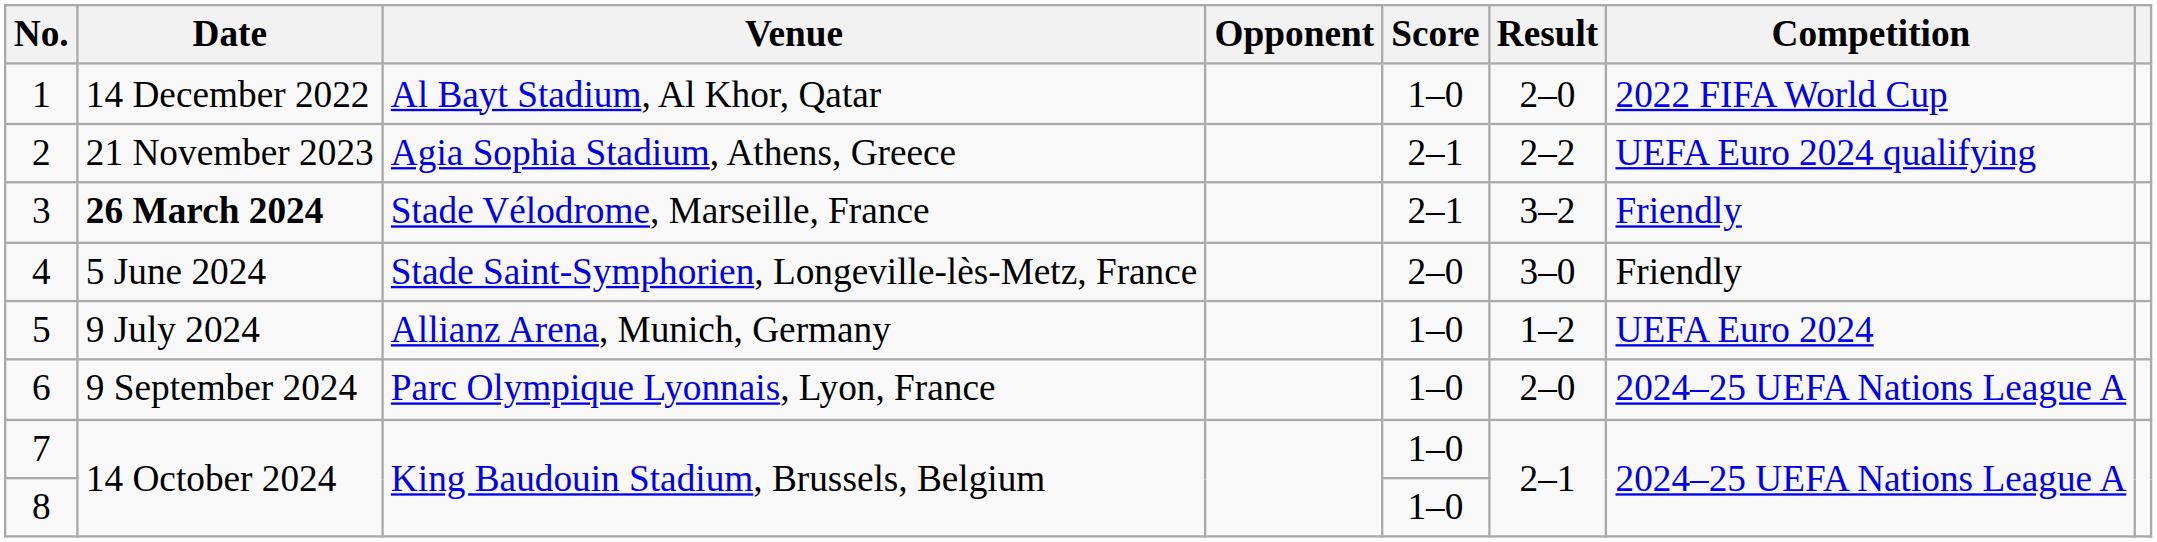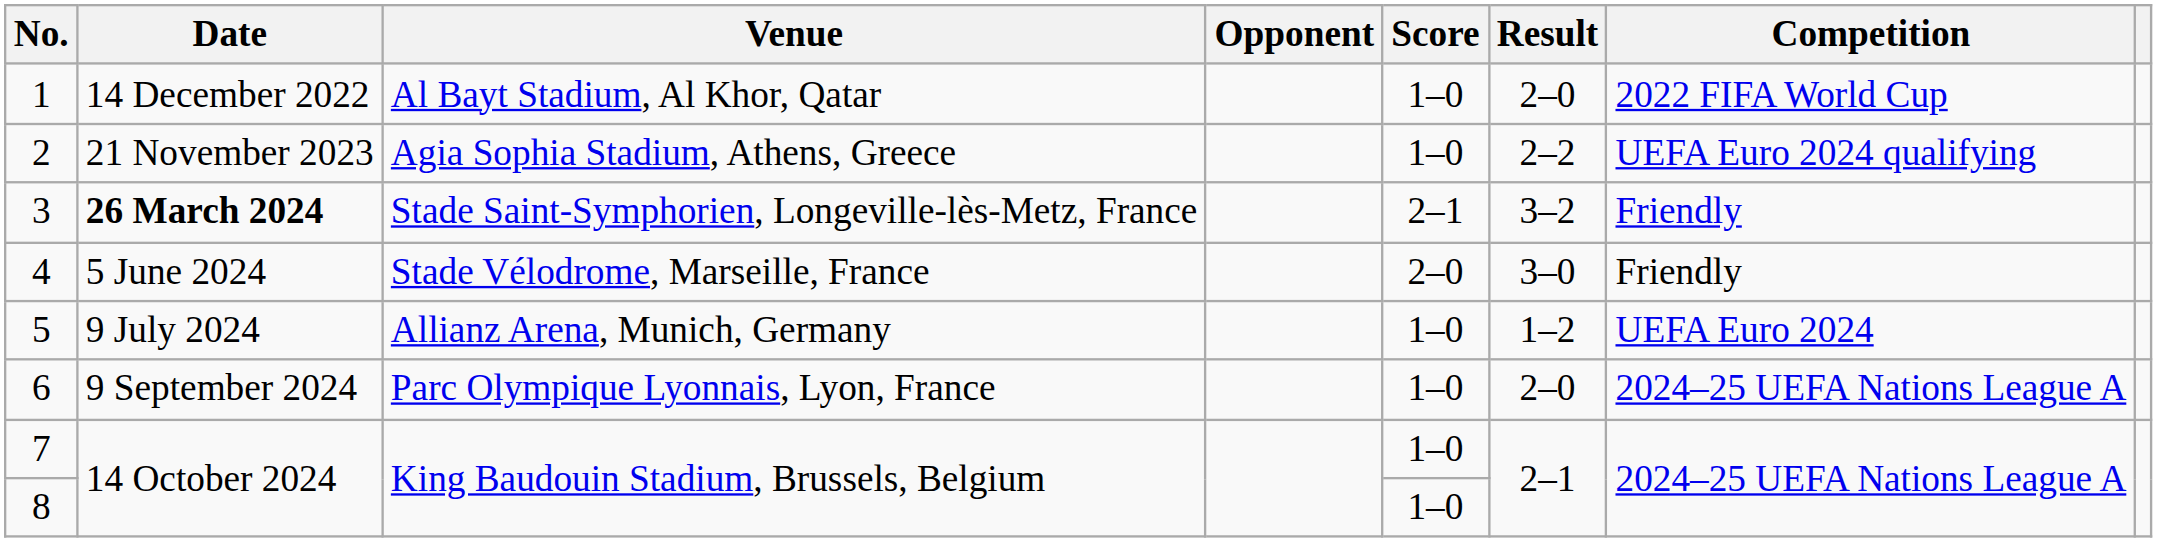(1435, 152) 2–1 -> (1435, 152) 1–0
(660, 211) Stade Vélodrome, Marseille, France -> (794, 211) Stade Saint-Symphorien, Longeville-lès-Metz, France
(794, 270) Stade Saint-Symphorien, Longeville-lès-Metz, France -> (660, 270) Stade Vélodrome, Marseille, France
